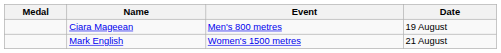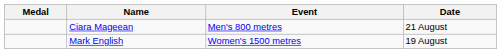(426, 27) 19 August -> (426, 27) 21 August
(426, 42) 21 August -> (426, 42) 19 August
